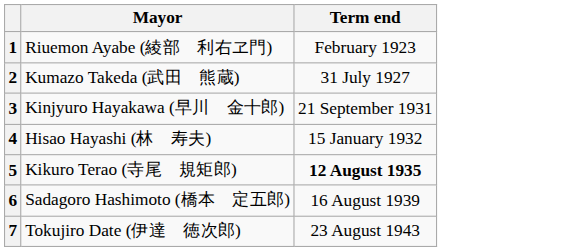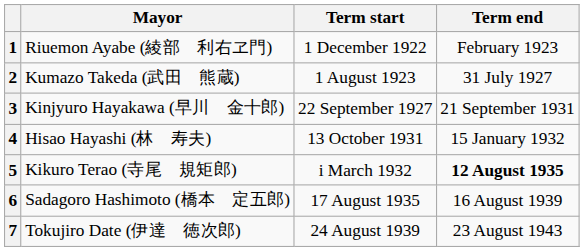+ column: (365, 18)
